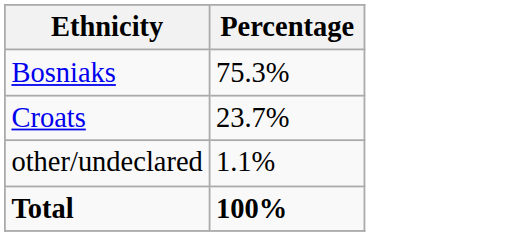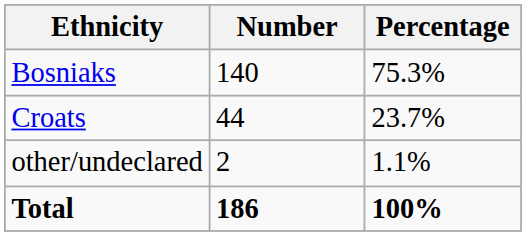+ column: (287, 27)
